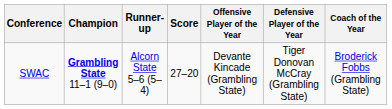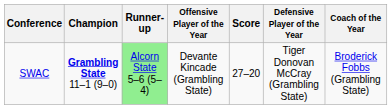columns swapped: (184, 23) <-> (232, 24)
(145, 73) no background -> (145, 73) lightgreen background
